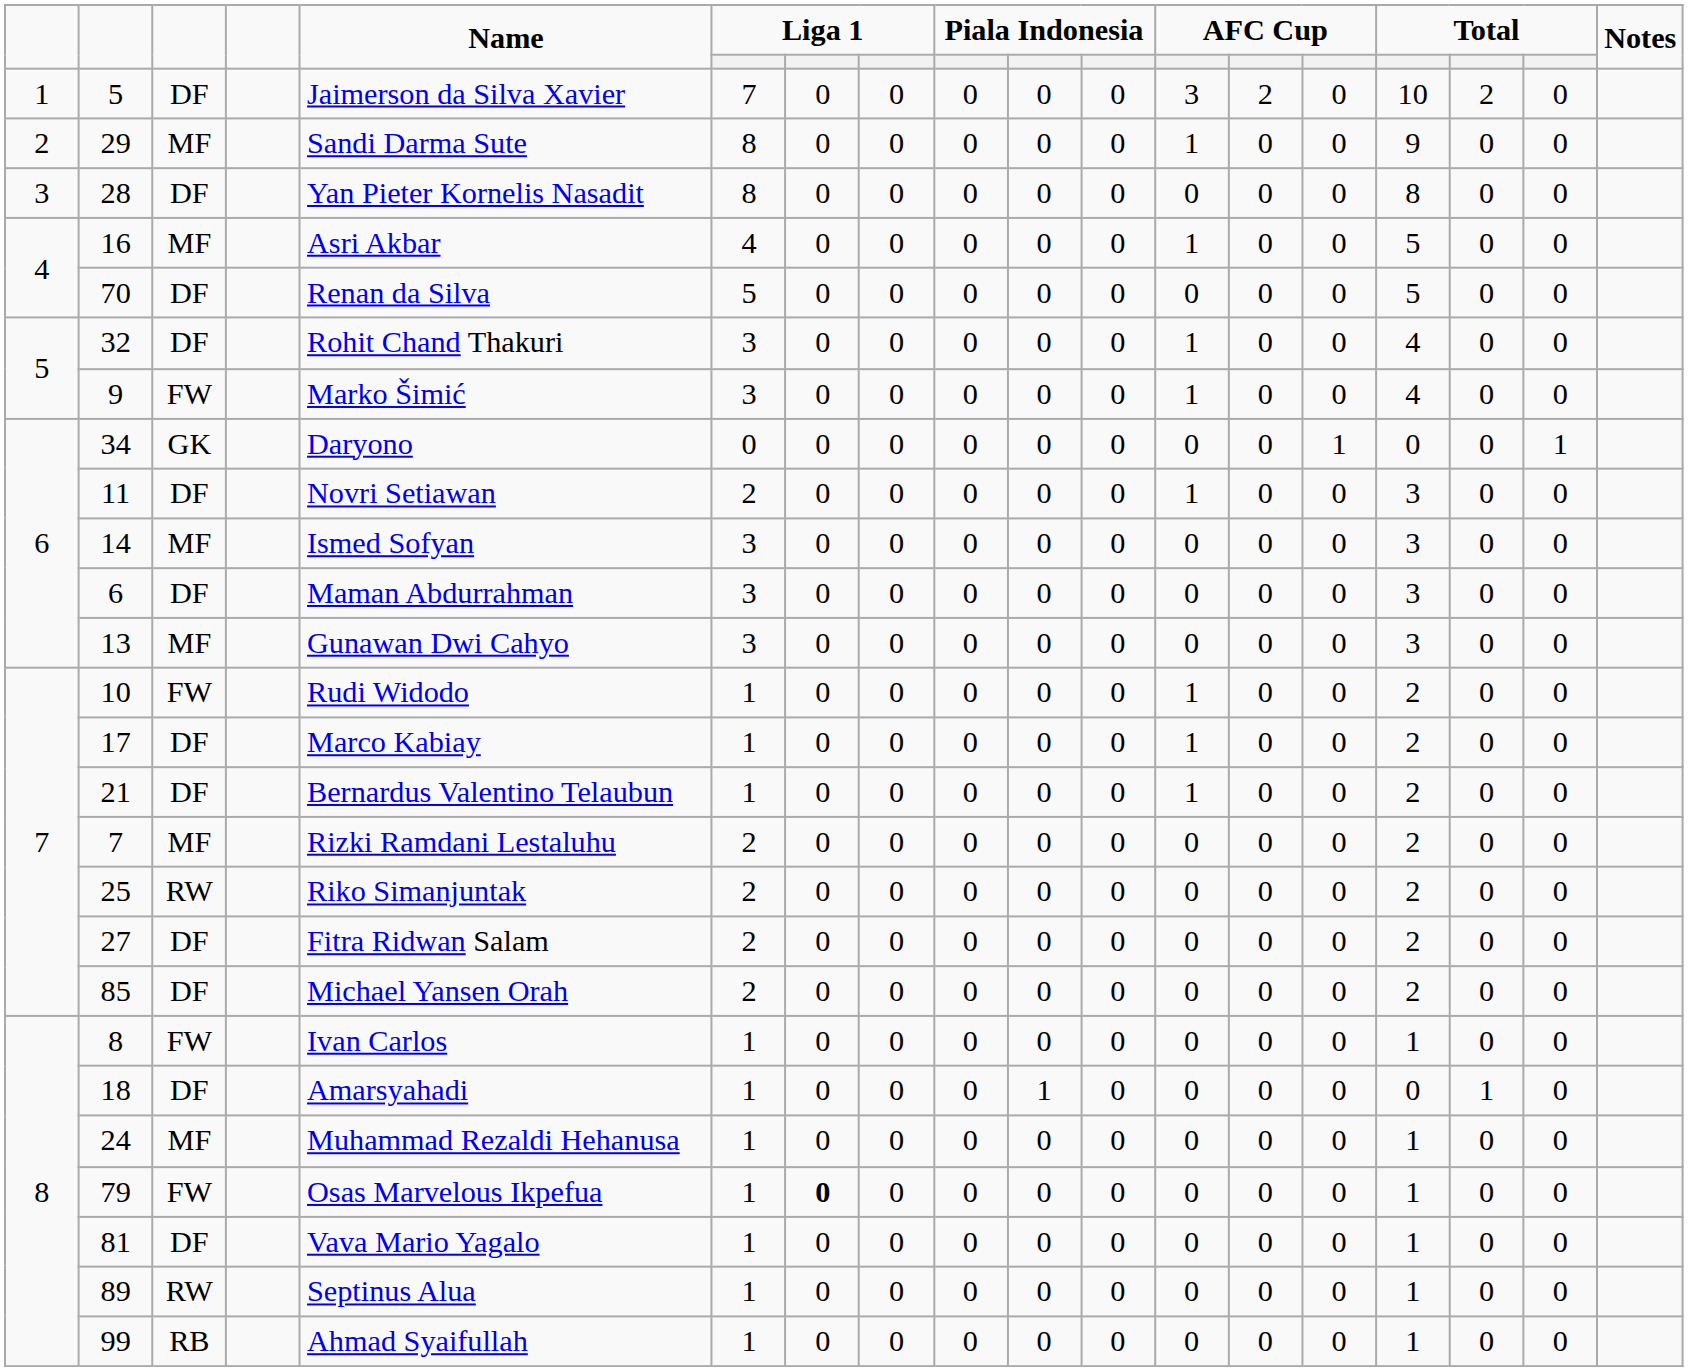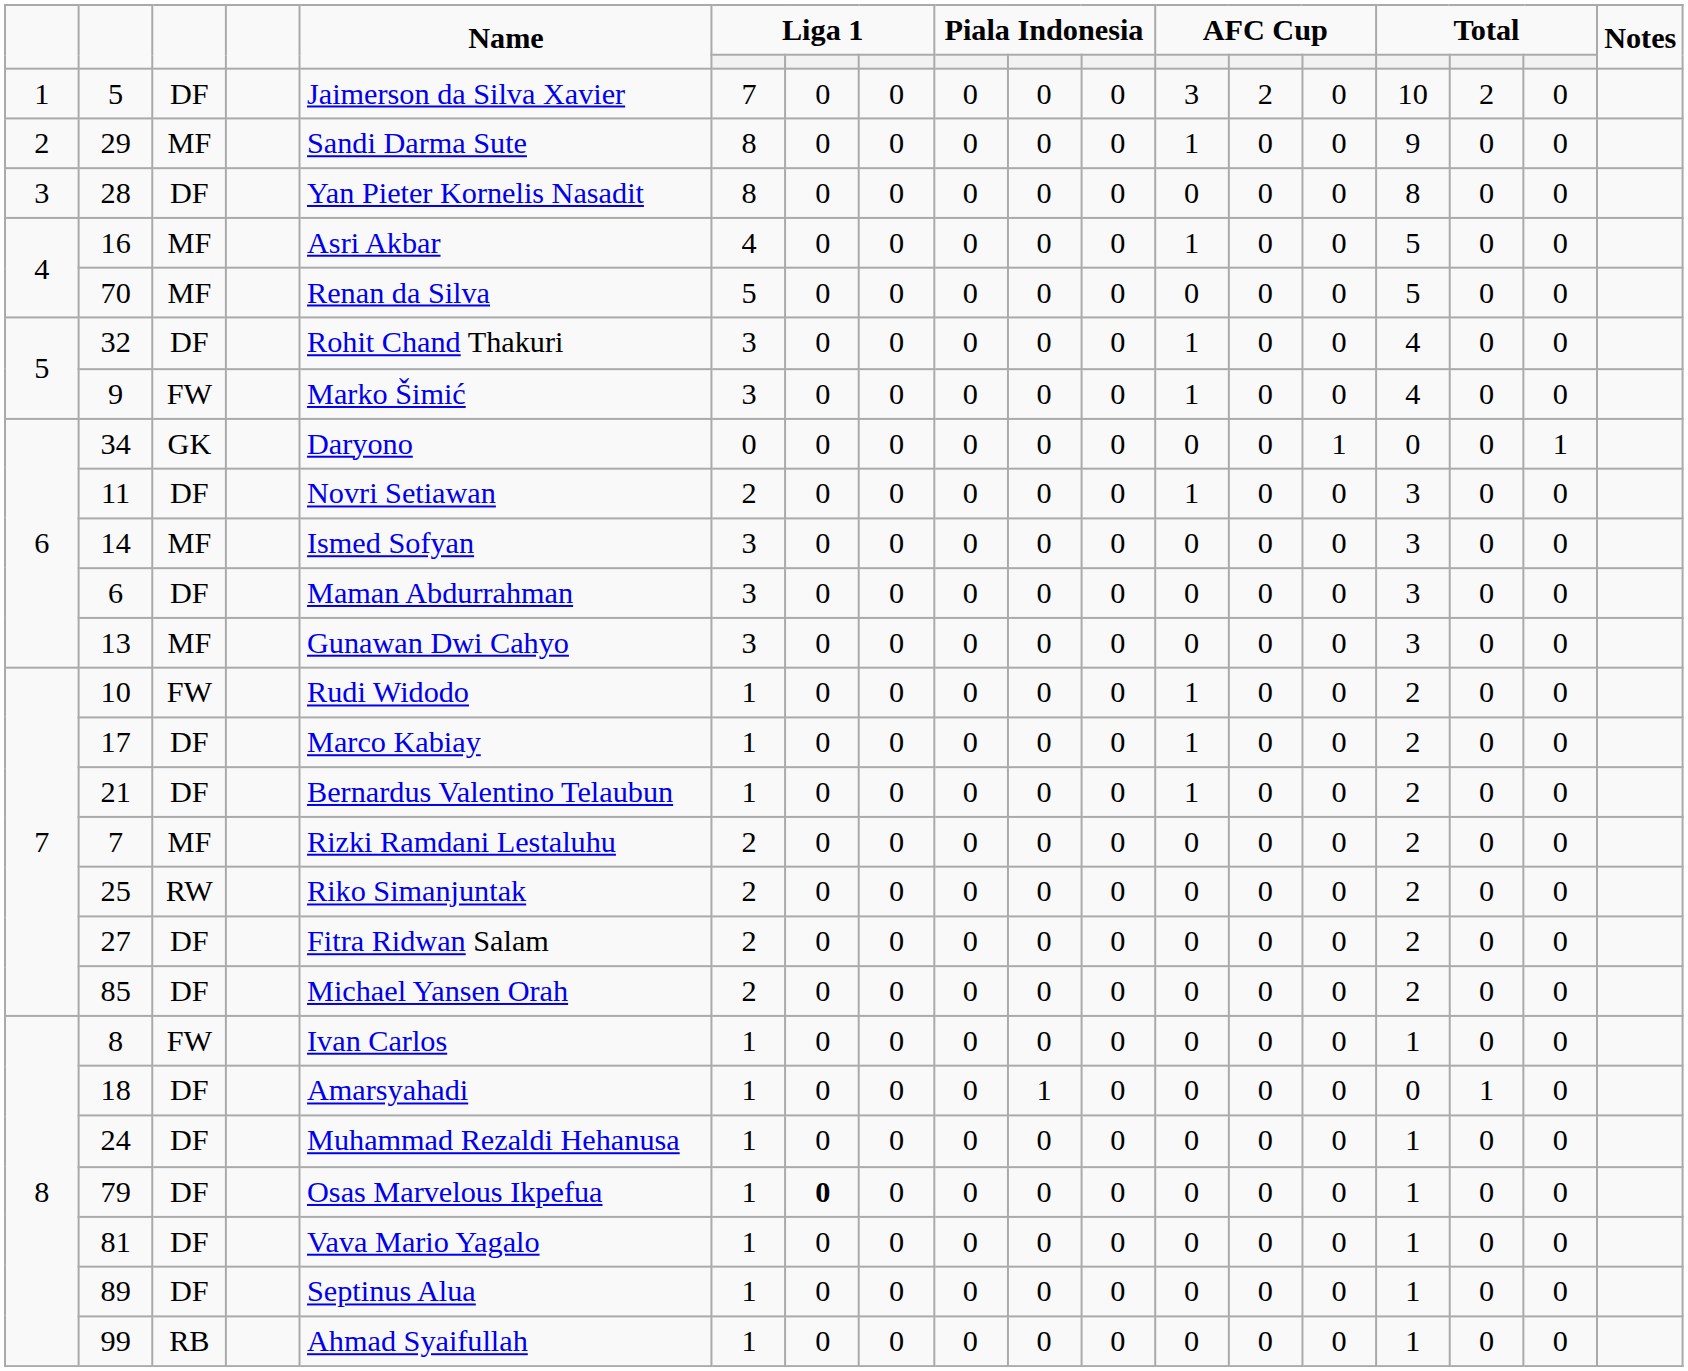(189, 293) DF -> (189, 293) MF
(189, 1140) MF -> (189, 1140) DF
(189, 1190) FW -> (189, 1190) DF
(189, 1290) RW -> (189, 1290) DF
